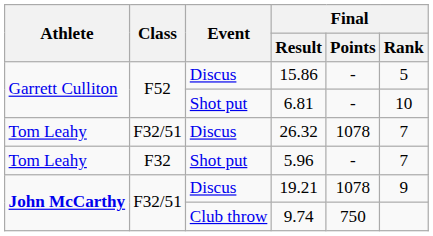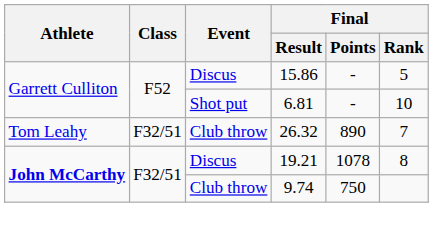(213, 132) Discus -> (229, 132) Club throw
(353, 132) 1078 -> (353, 132) 890
- row: (299, 160)
(404, 188) 9 -> (404, 160) 8
